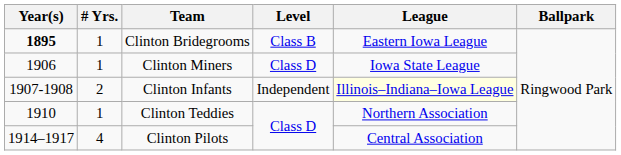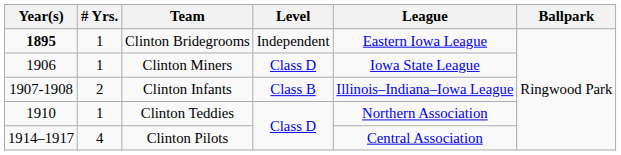(293, 41) Class B -> (293, 41) Independent
(293, 89) Independent -> (293, 89) Class B
(425, 89) lightyellow background -> (425, 89) no background
